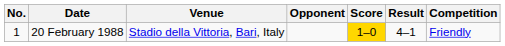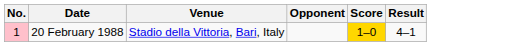- column: (463, 13)
(16, 32) no background -> (16, 32) pink background
